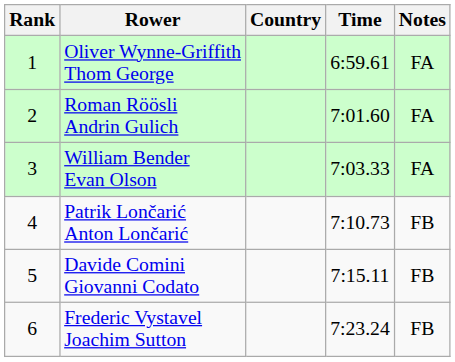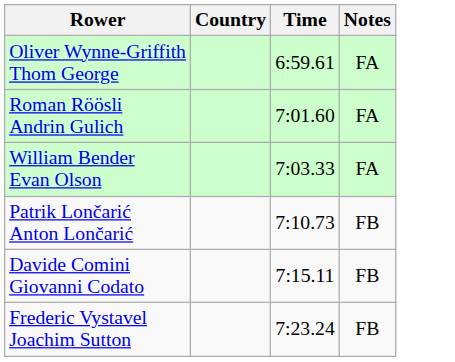- column: (32, 20)
